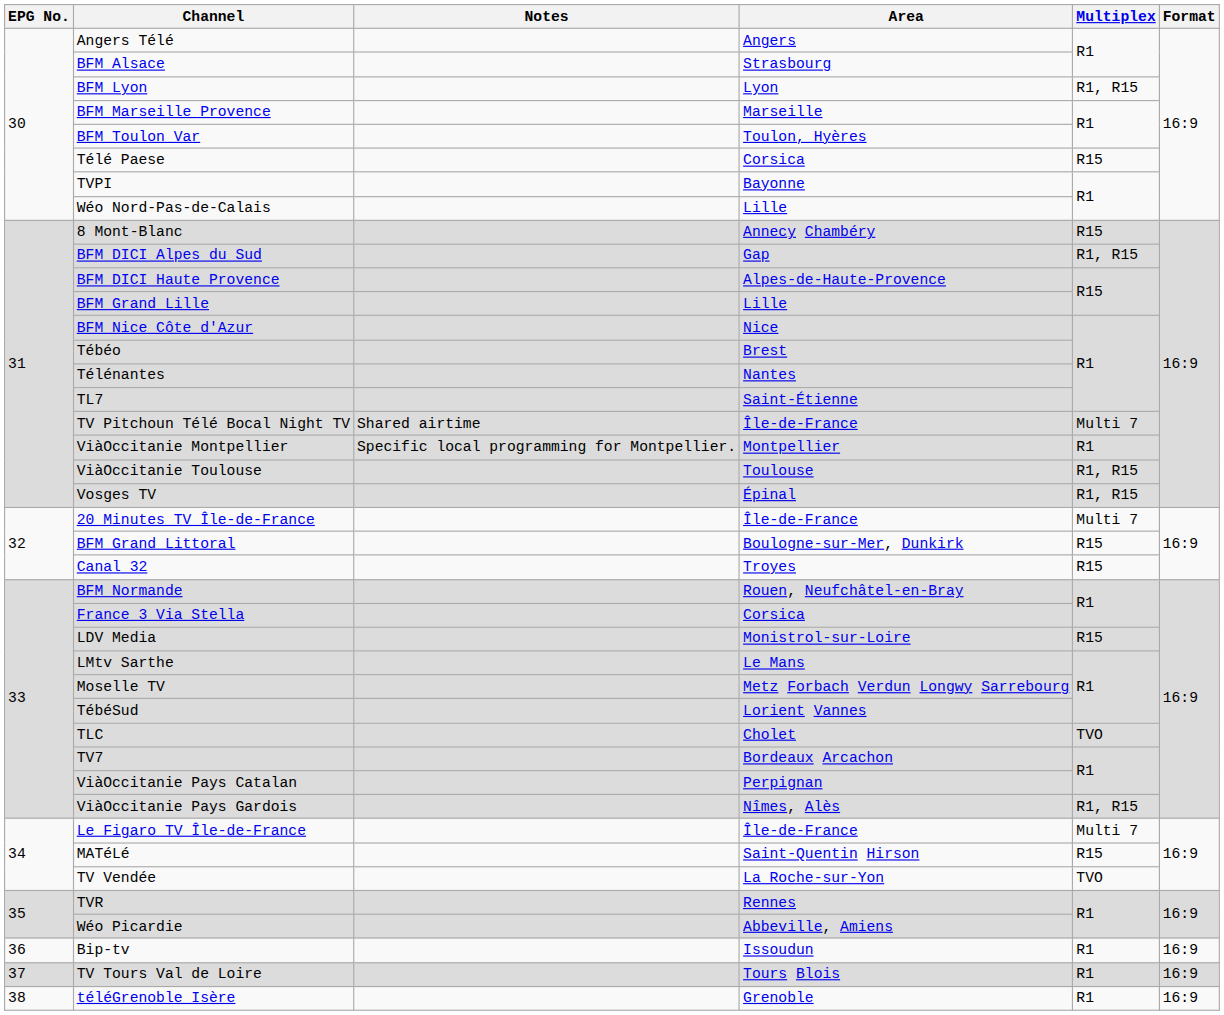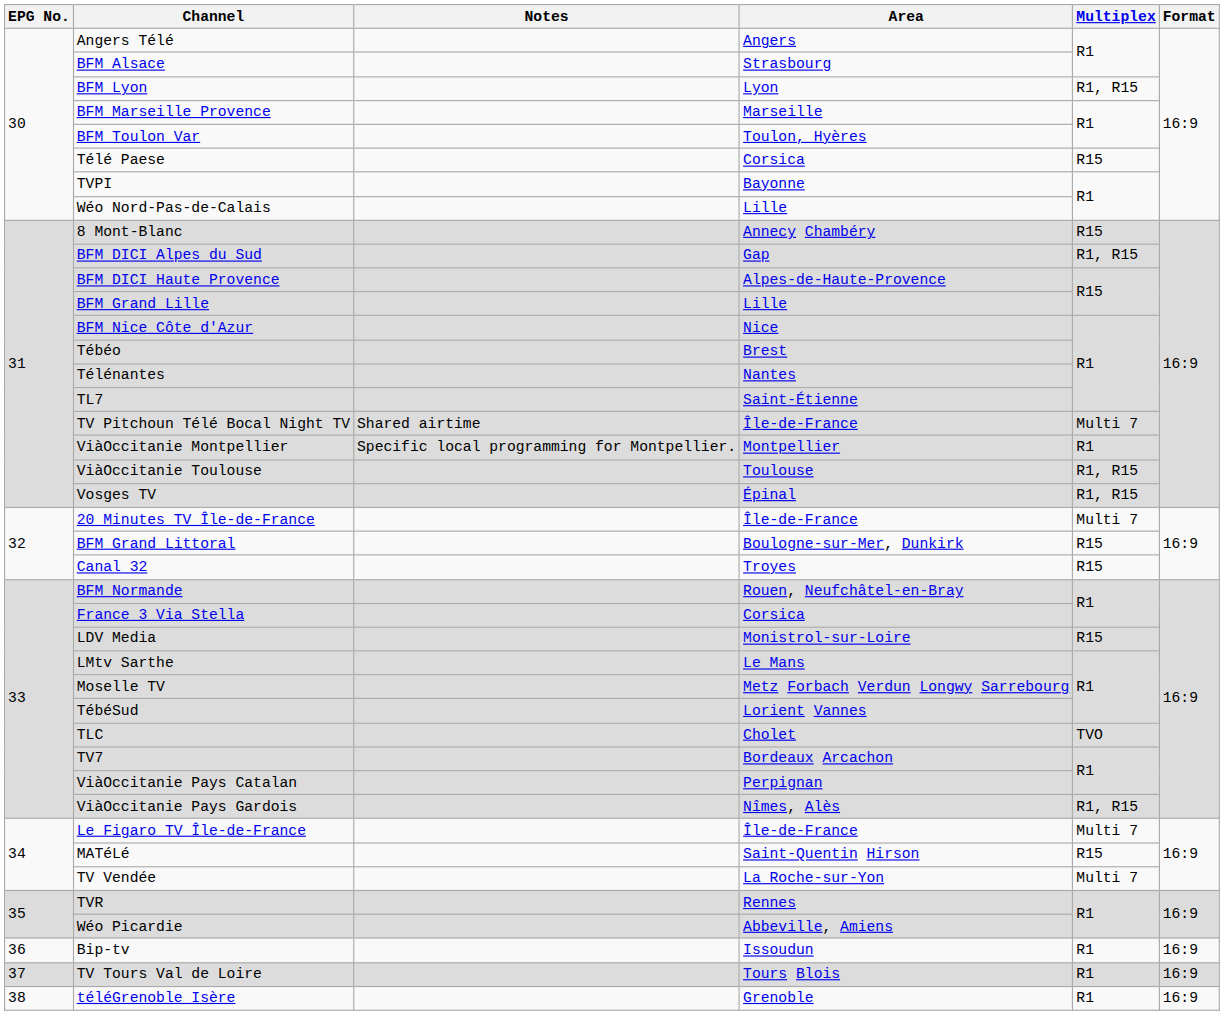(1090, 878) TVO -> (1107, 878) Multi 7
